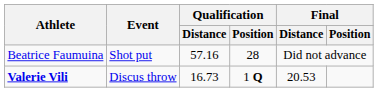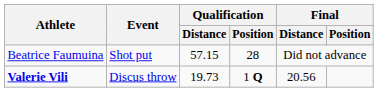(204, 56) 57.16 -> (204, 56) 57.15
(204, 76) 16.73 -> (204, 76) 19.73
(301, 76) 20.53 -> (301, 76) 20.56
